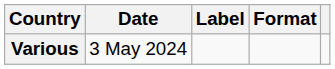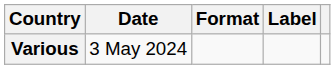columns swapped: (285, 19) <-> (220, 19)
